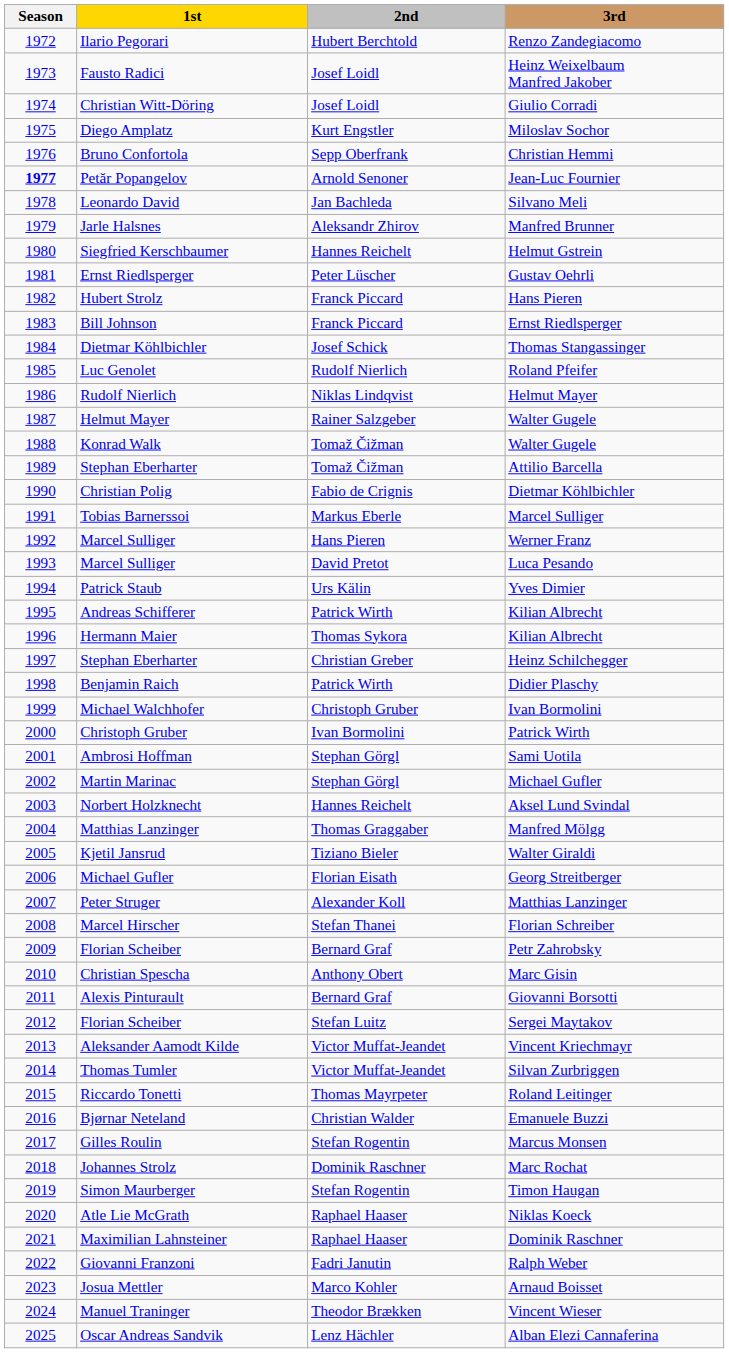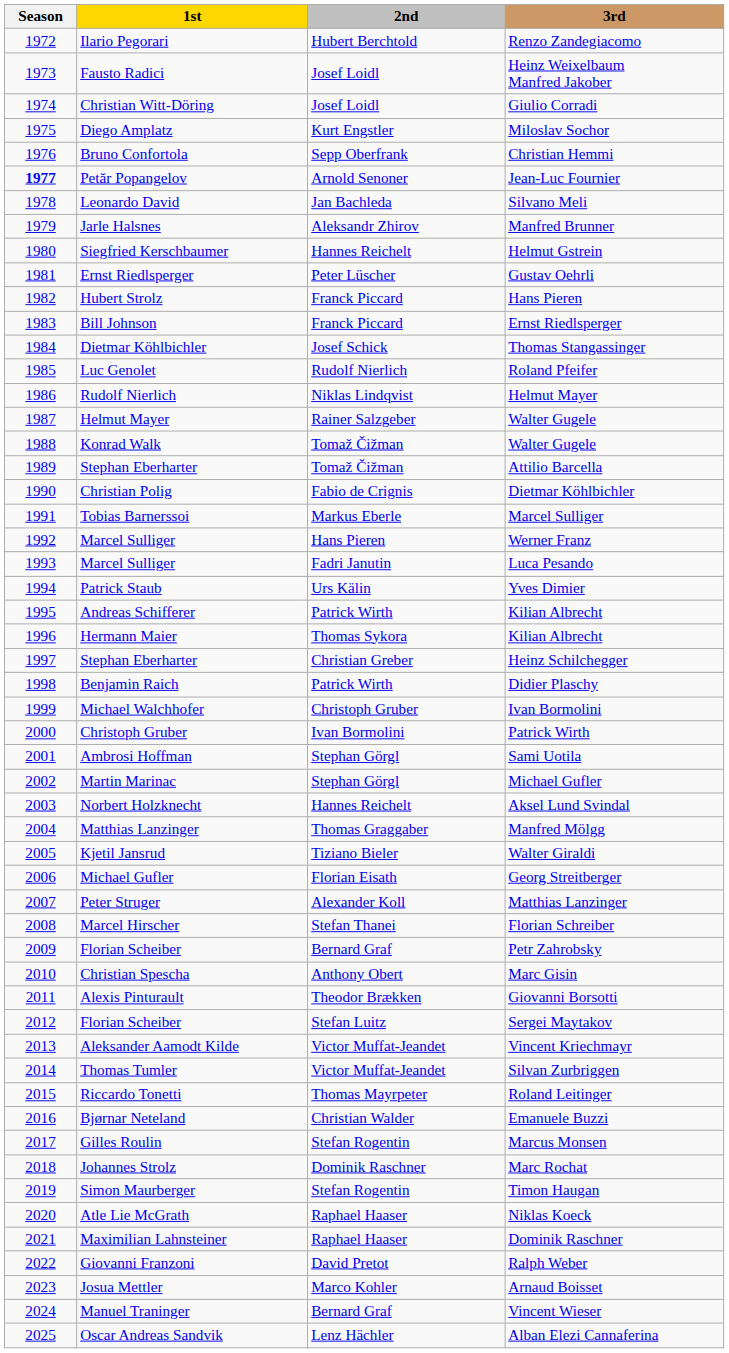(350, 563) David Pretot -> (351, 563) Fadri Janutin
(352, 997) Bernard Graf -> (366, 997) Theodor Brækken
(351, 1263) Fadri Janutin -> (350, 1263) David Pretot
(366, 1311) Theodor Brækken -> (352, 1311) Bernard Graf
